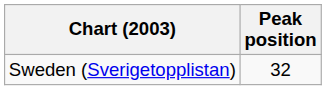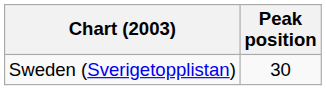(280, 69) 32 -> (280, 69) 30
